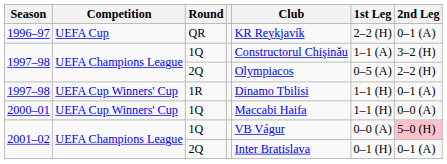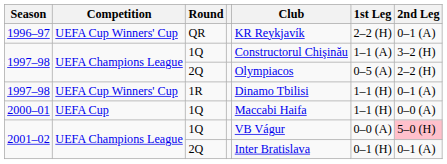(82, 33) UEFA Cup -> (117, 33) UEFA Cup Winners' Cup
(117, 110) UEFA Cup Winners' Cup -> (82, 110) UEFA Cup
